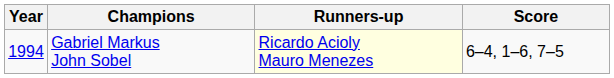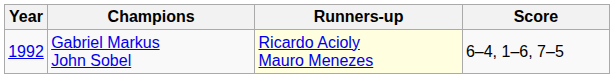(26, 51) 1994 -> (26, 51) 1992
